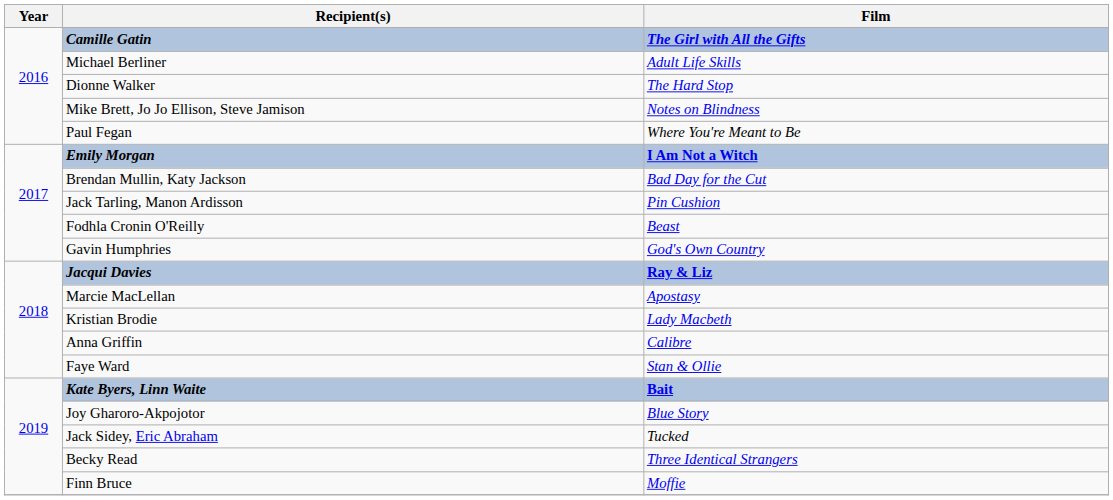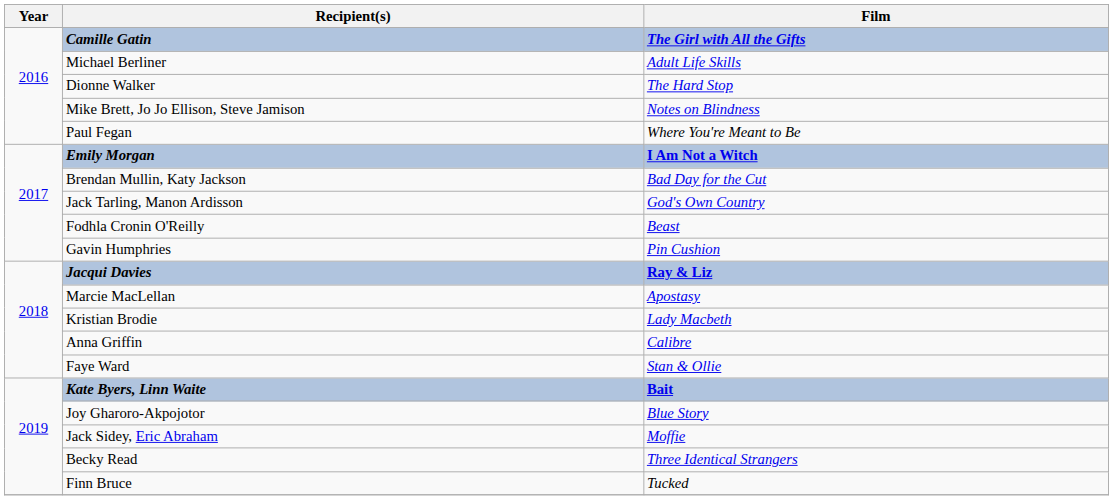(683, 202) Pin Cushion -> (706, 202) God's Own Country
(706, 249) God's Own Country -> (683, 249) Pin Cushion
(668, 436) Tucked -> (666, 436) Moffie
(666, 483) Moffie -> (668, 483) Tucked
